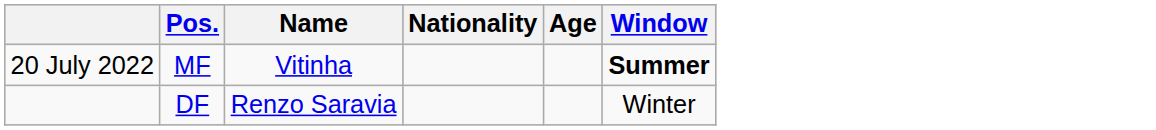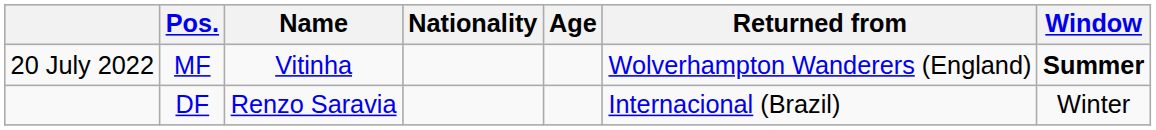+ column: (820, 24)
